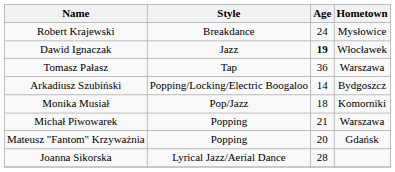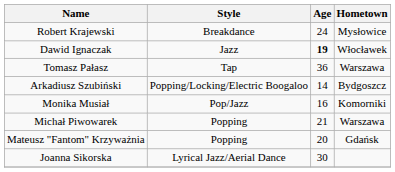(322, 104) 18 -> (322, 104) 16
(322, 158) 28 -> (322, 158) 30
